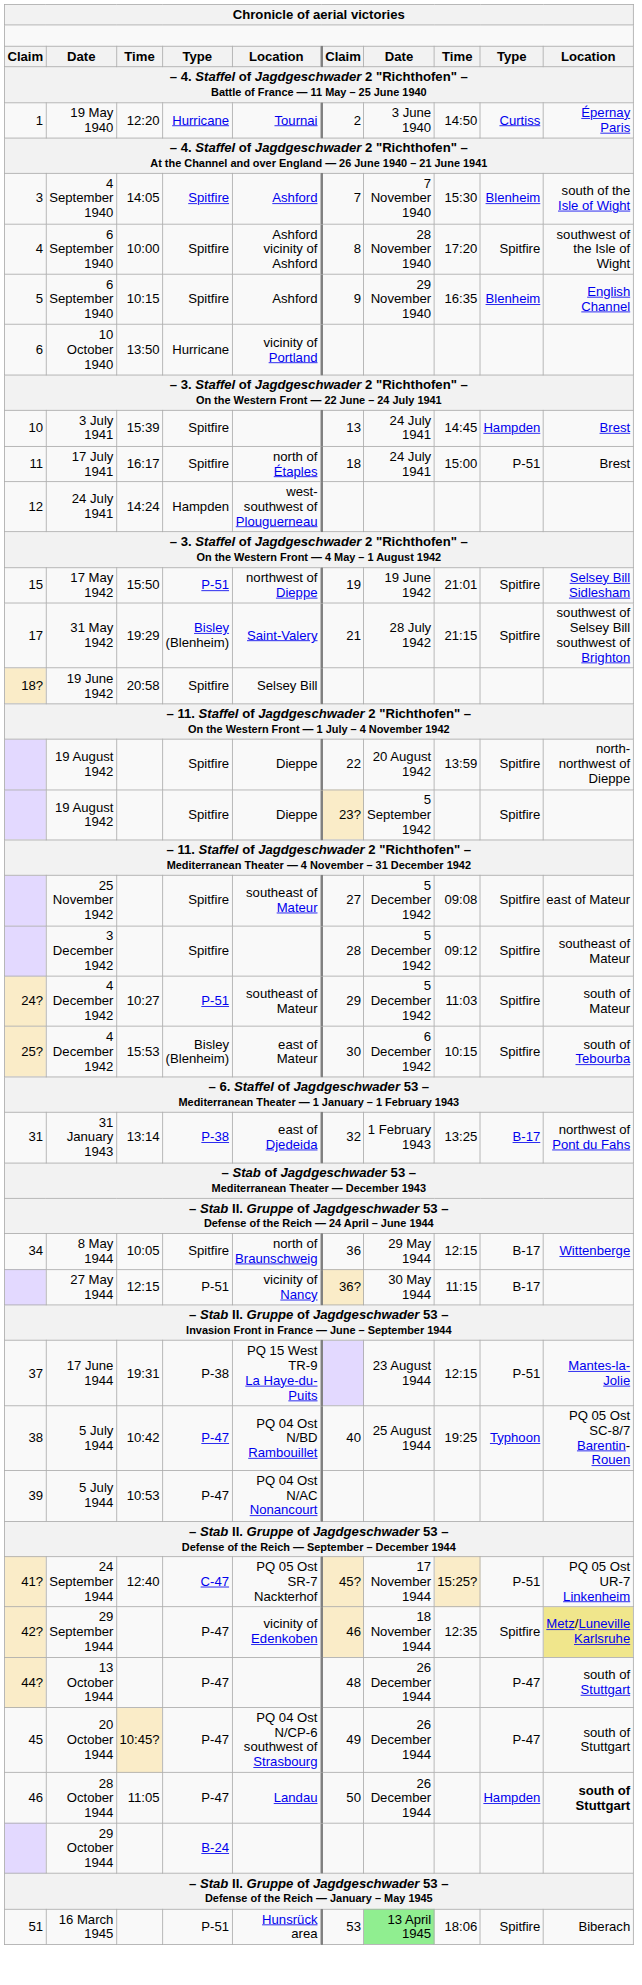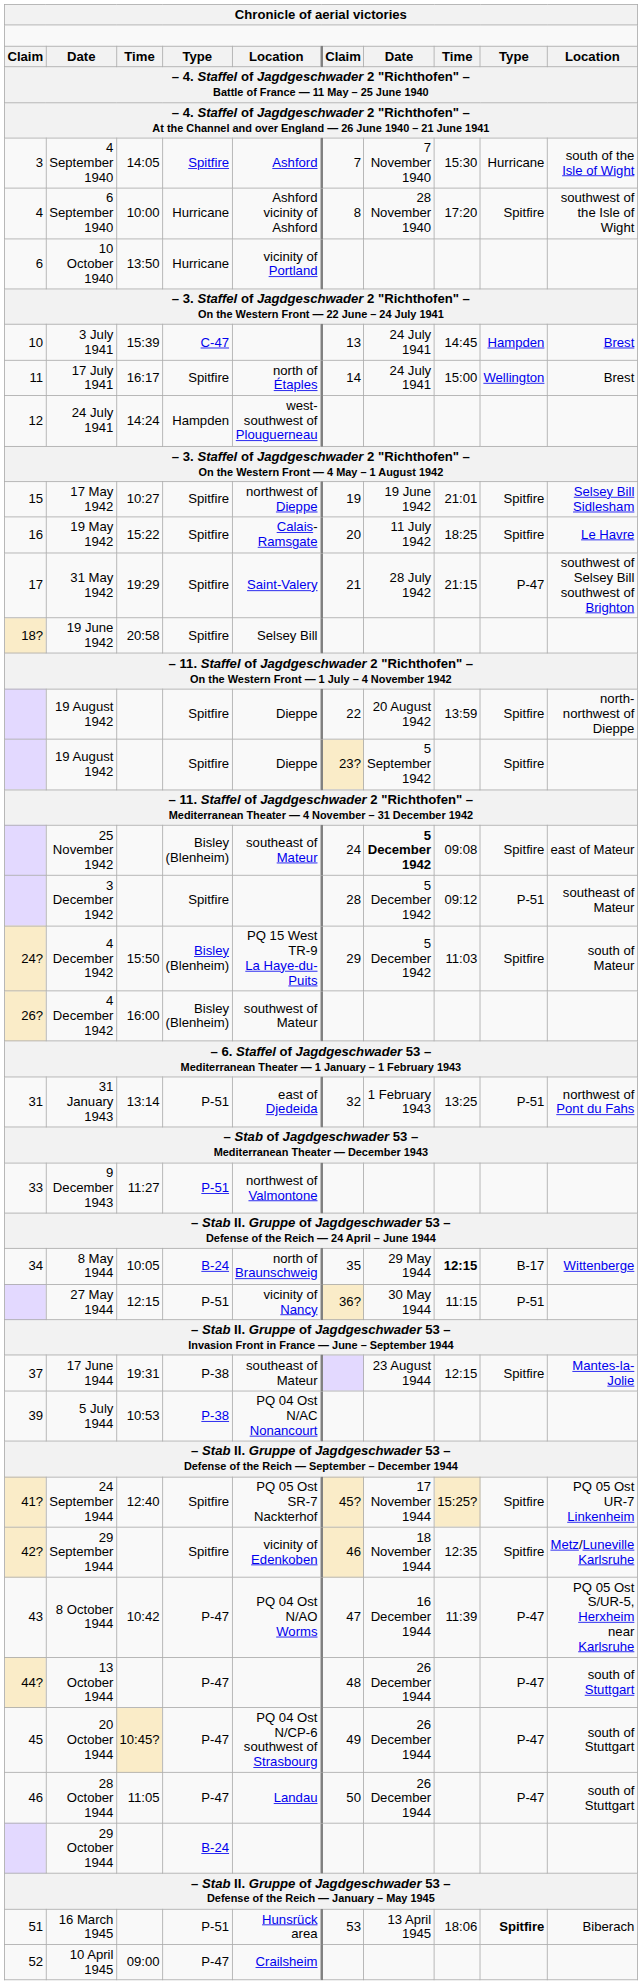- row: (40, 120)
(513, 198) Blenheim -> (516, 163) Hurricane
(209, 249) Spitfire -> (201, 213) Hurricane
- row: (40, 299)
(209, 428) Spitfire -> (215, 342) C-47
(354, 463) 18 -> (354, 377) 14
(526, 463) P-51 -> (514, 377) Wellington
(143, 585) 15:50 -> (143, 499) 10:27
(215, 585) P-51 -> (209, 499) Spitfire
+ row: (36, 534)
(197, 635) Bisley (Blenheim) -> (209, 585) Spitfire
(520, 635) Spitfire -> (531, 585) P-47
(209, 900) Spitfire -> (197, 850) Bisley (Blenheim)
(354, 900) 27 -> (354, 850) 24
(401, 900) normal -> (399, 850) bold
(520, 951) Spitfire -> (531, 900) P-51
(143, 1001) 10:27 -> (143, 958) 15:50
(215, 1001) P-51 -> (197, 958) Bisley (Blenheim)
(282, 1001) southeast of Mateur -> (281, 958) PQ 15 West TR-9 La Haye-du-Puits
- row: (32, 1051)
+ row: (32, 1016)
(215, 1137) P-38 -> (215, 1102) P-51
(526, 1137) B-17 -> (531, 1102) P-51
+ row: (36, 1187)
(209, 1251) Spitfire -> (215, 1266) B-24
(354, 1251) 36 -> (354, 1266) 35
(461, 1251) normal -> (461, 1266) bold
(526, 1287) B-17 -> (531, 1301) P-51
(281, 1373) PQ 15 West TR-9 La Haye-du-Puits -> (282, 1373) southeast of Mateur
(526, 1373) P-51 -> (524, 1373) Spitfire
- row: (36, 1438)
(215, 1495) P-47 -> (215, 1416) P-38
(215, 1581) C-47 -> (209, 1501) Spitfire
(526, 1581) P-51 -> (524, 1501) Spitfire
(215, 1632) P-47 -> (209, 1552) Spitfire
(588, 1632) khaki background -> (592, 1552) no background
+ row: (36, 1617)
(512, 1797) Hampden -> (531, 1797) P-47
(603, 1797) bold -> (610, 1797) normal
(409, 1926) lightgreen background -> (409, 1926) no background
(520, 1926) normal -> (522, 1926) bold
+ row: (36, 1962)
